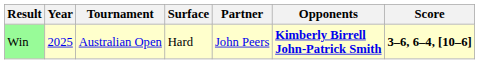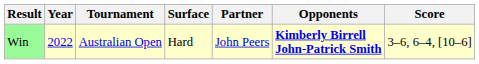(60, 41) 2025 -> (60, 41) 2022
(430, 41) bold -> (430, 41) normal
